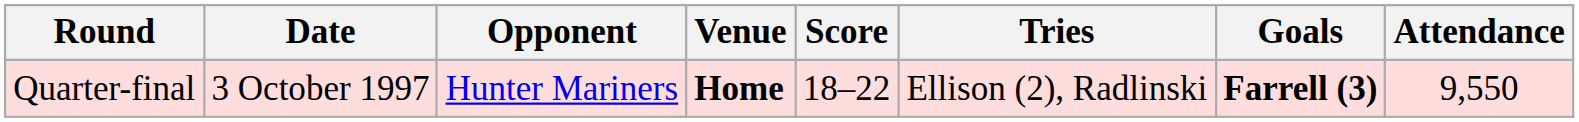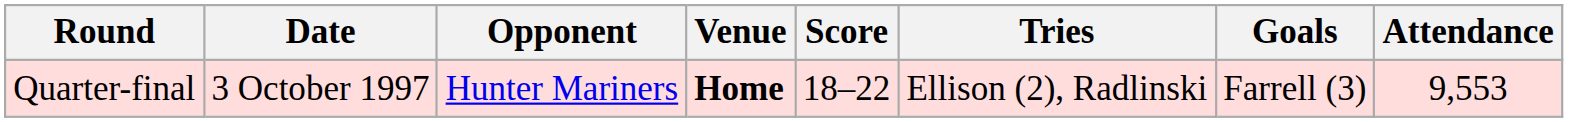(1300, 87) bold -> (1295, 87) normal
(1479, 87) 9,550 -> (1468, 87) 9,553
